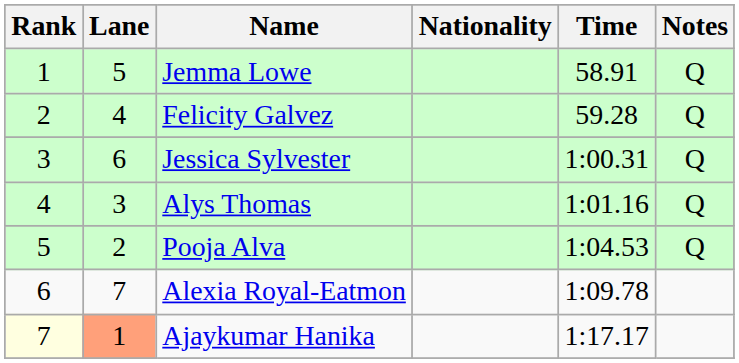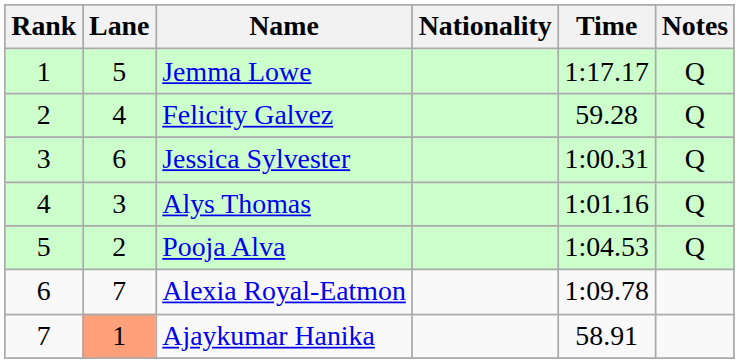(607, 70) 58.91 -> (607, 70) 1:17.17
(44, 335) lightyellow background -> (44, 335) no background
(607, 335) 1:17.17 -> (607, 335) 58.91
